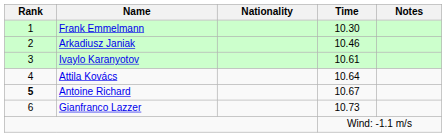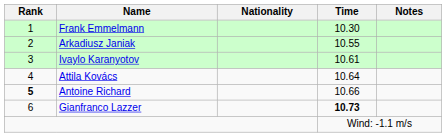(347, 44) 10.46 -> (347, 44) 10.55
(347, 92) 10.67 -> (347, 92) 10.66
(347, 108) normal -> (347, 108) bold
